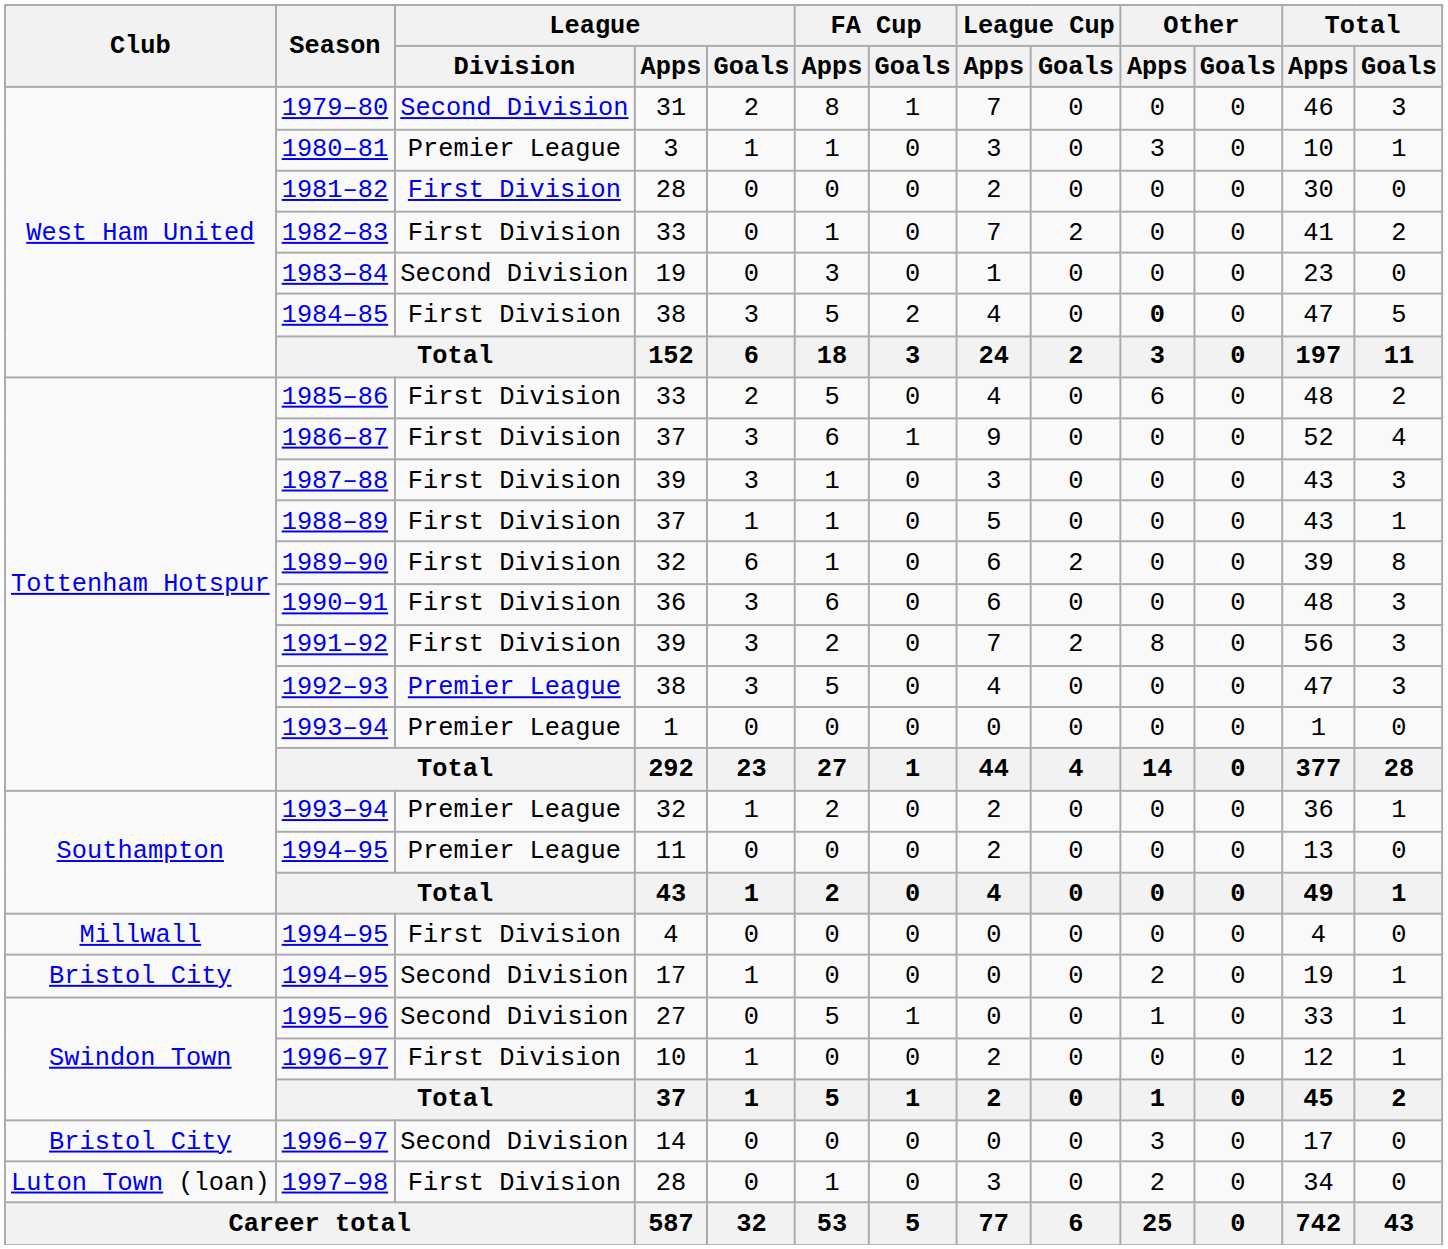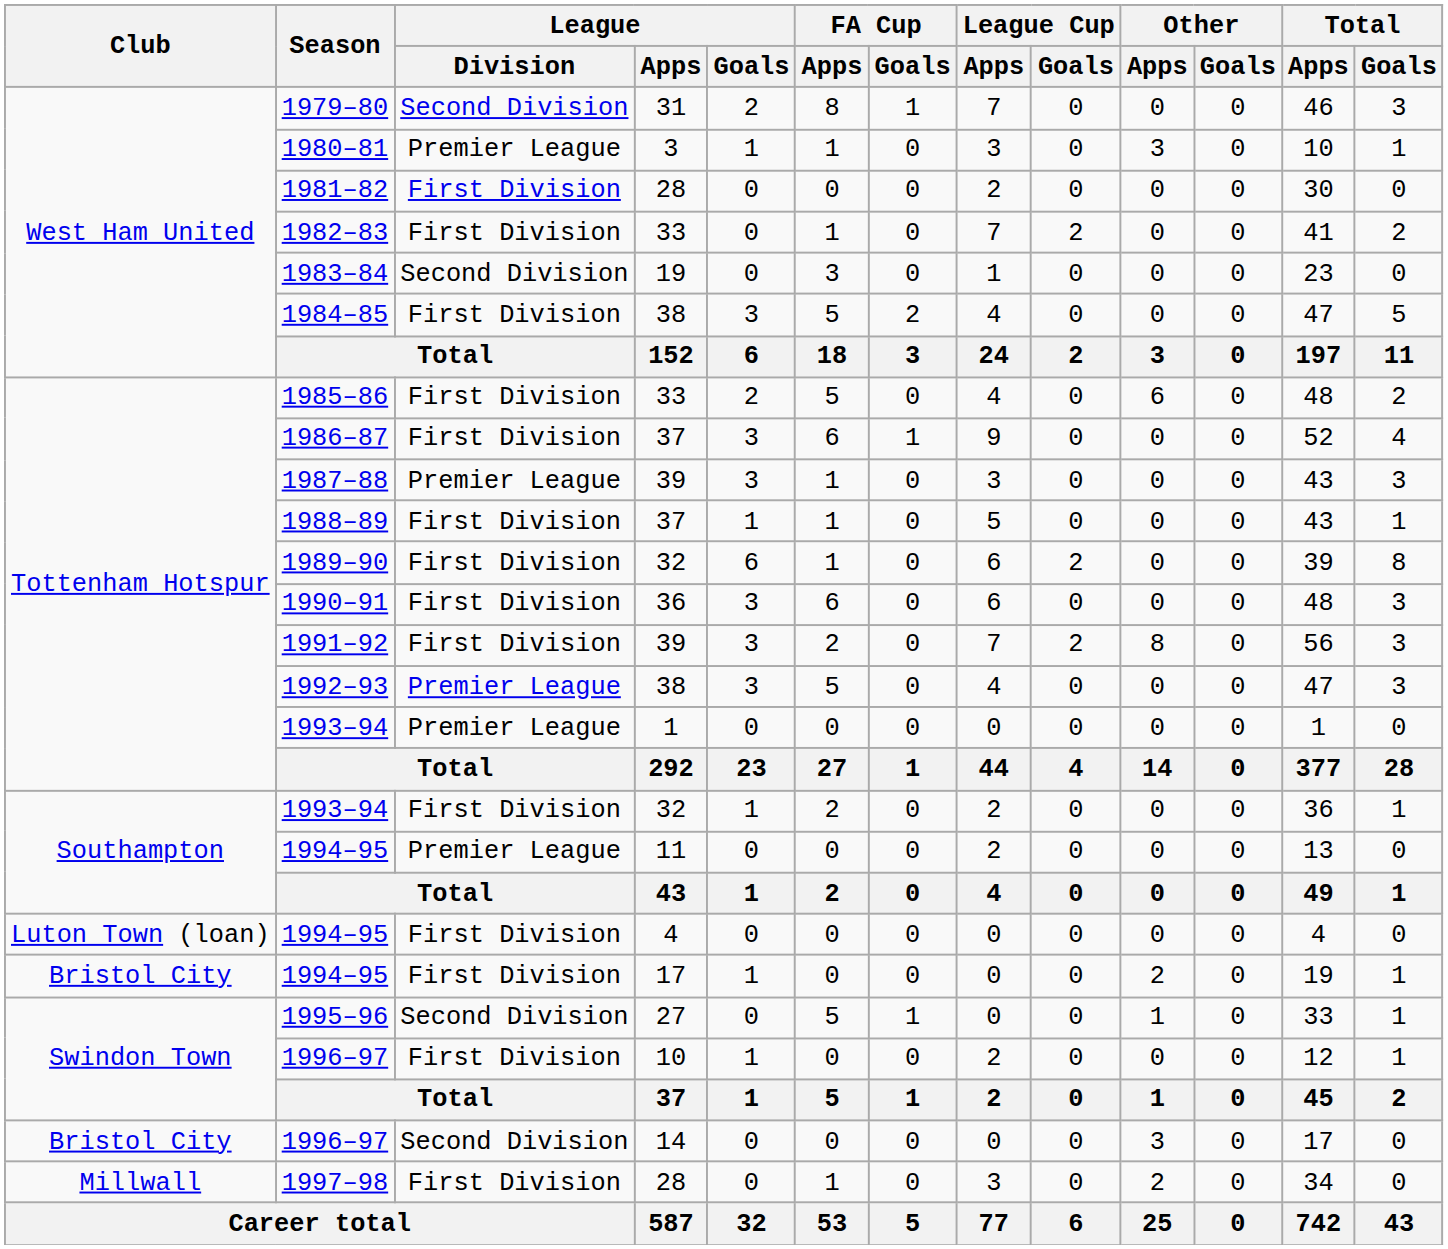(1157, 315) bold -> (1157, 315) normal
(514, 480) First Division -> (514, 480) Premier League
(514, 811) Premier League -> (514, 811) First Division
(140, 935) Millwall -> (140, 935) Luton Town (loan)
(514, 976) Second Division -> (514, 976) First Division
(140, 1182) Luton Town (loan) -> (140, 1182) Millwall
